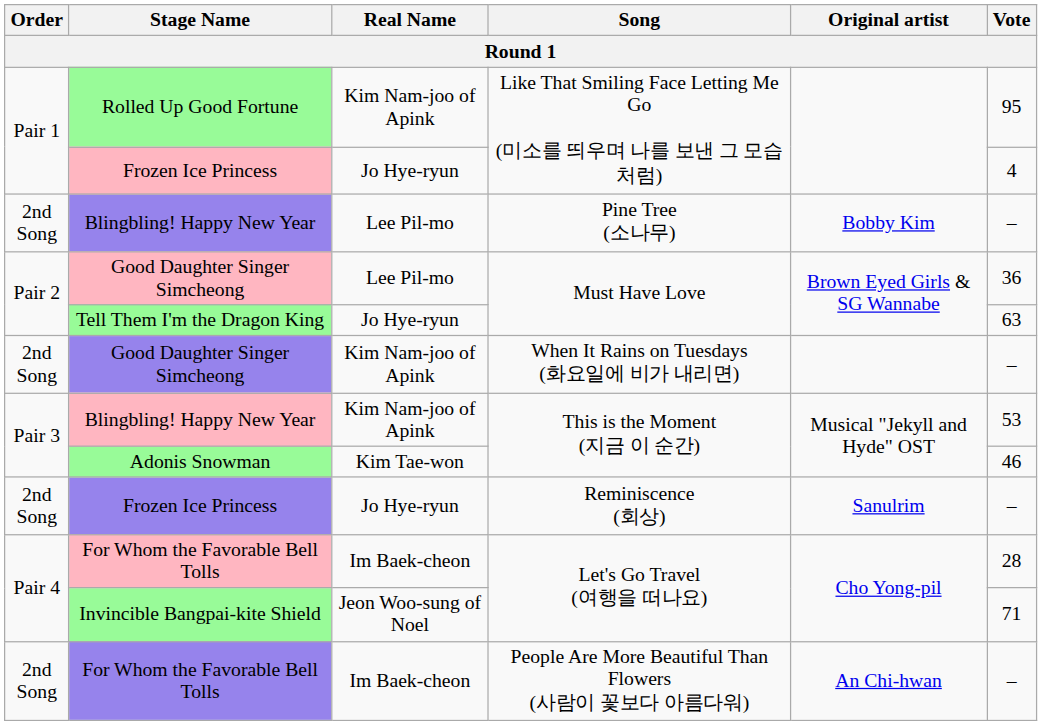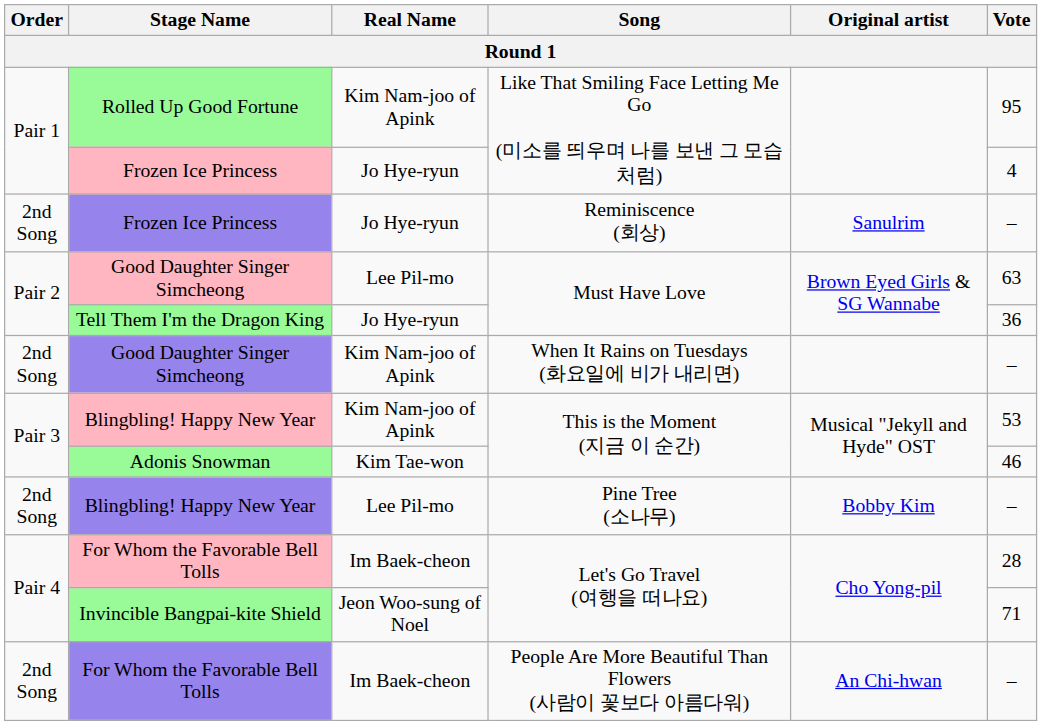rows swapped: (200, 505) <-> (200, 222)
(1012, 277) 36 -> (1012, 277) 63
(1012, 320) 63 -> (1012, 320) 36
